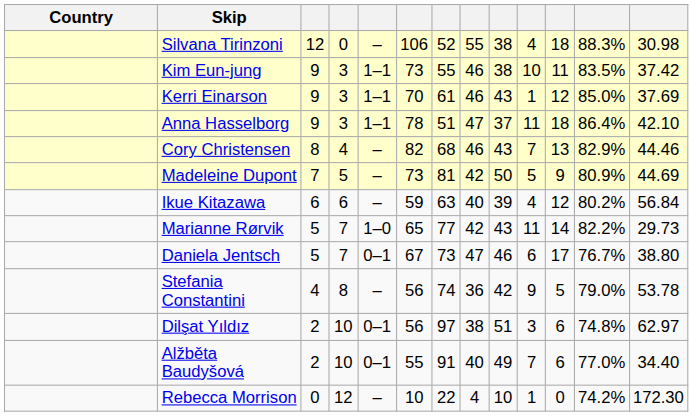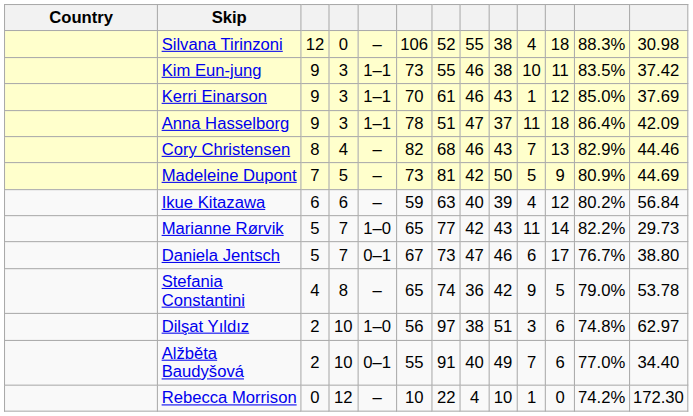(658, 123) 42.10 -> (658, 123) 42.09
(414, 290) 56 -> (414, 290) 65
(377, 326) 0–1 -> (377, 326) 1–0
